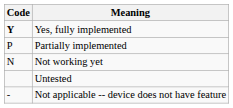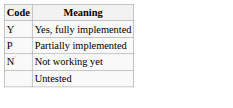(10, 29) bold -> (10, 29) normal
- row: (130, 95)
